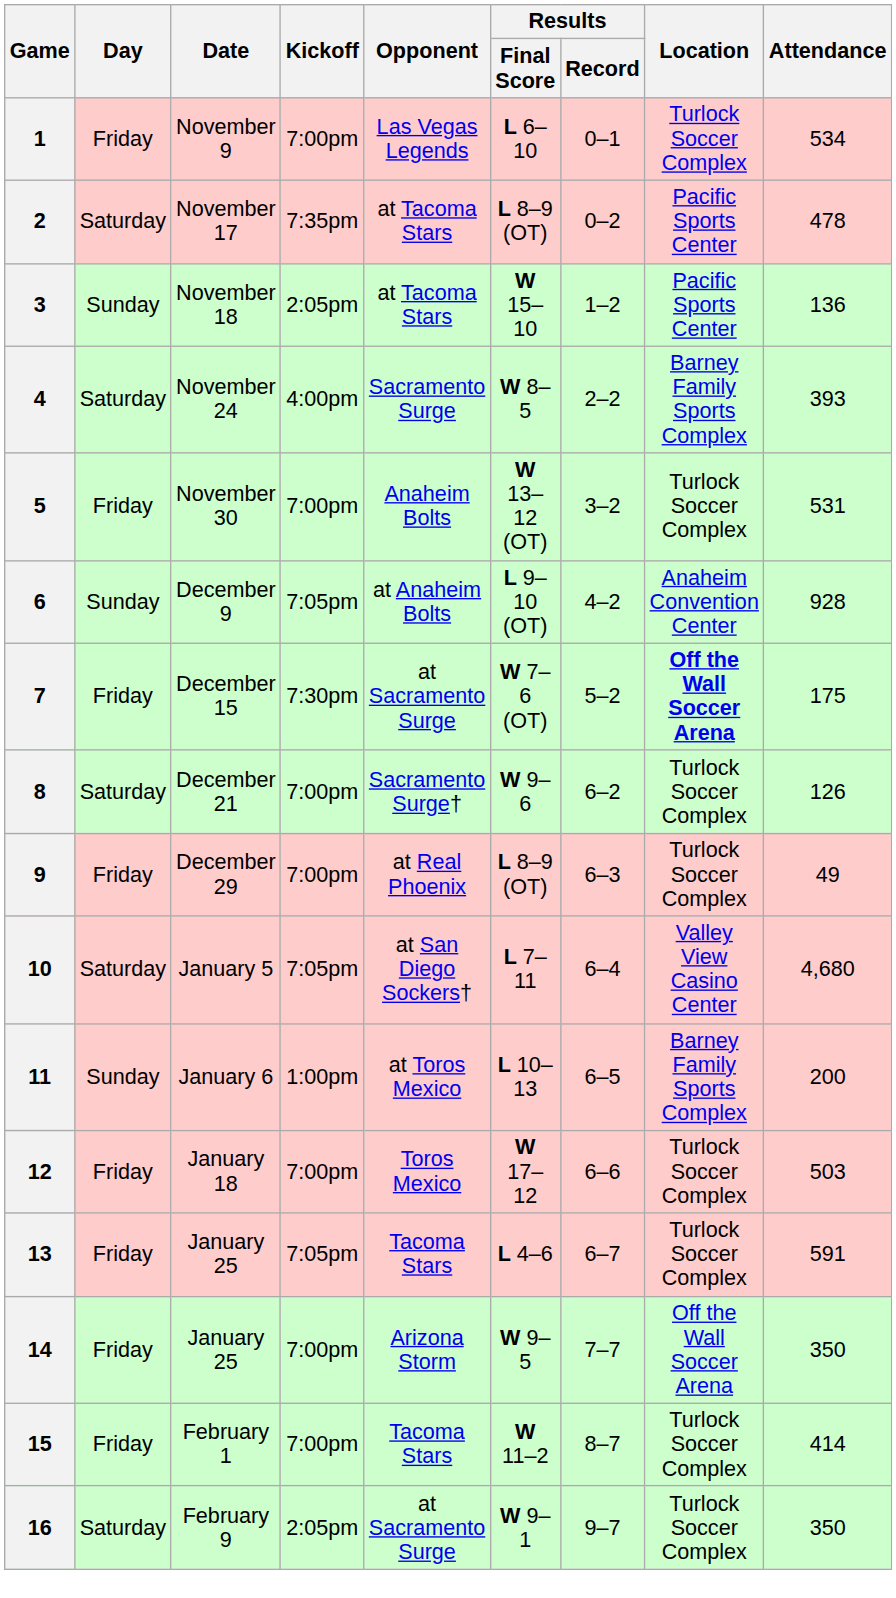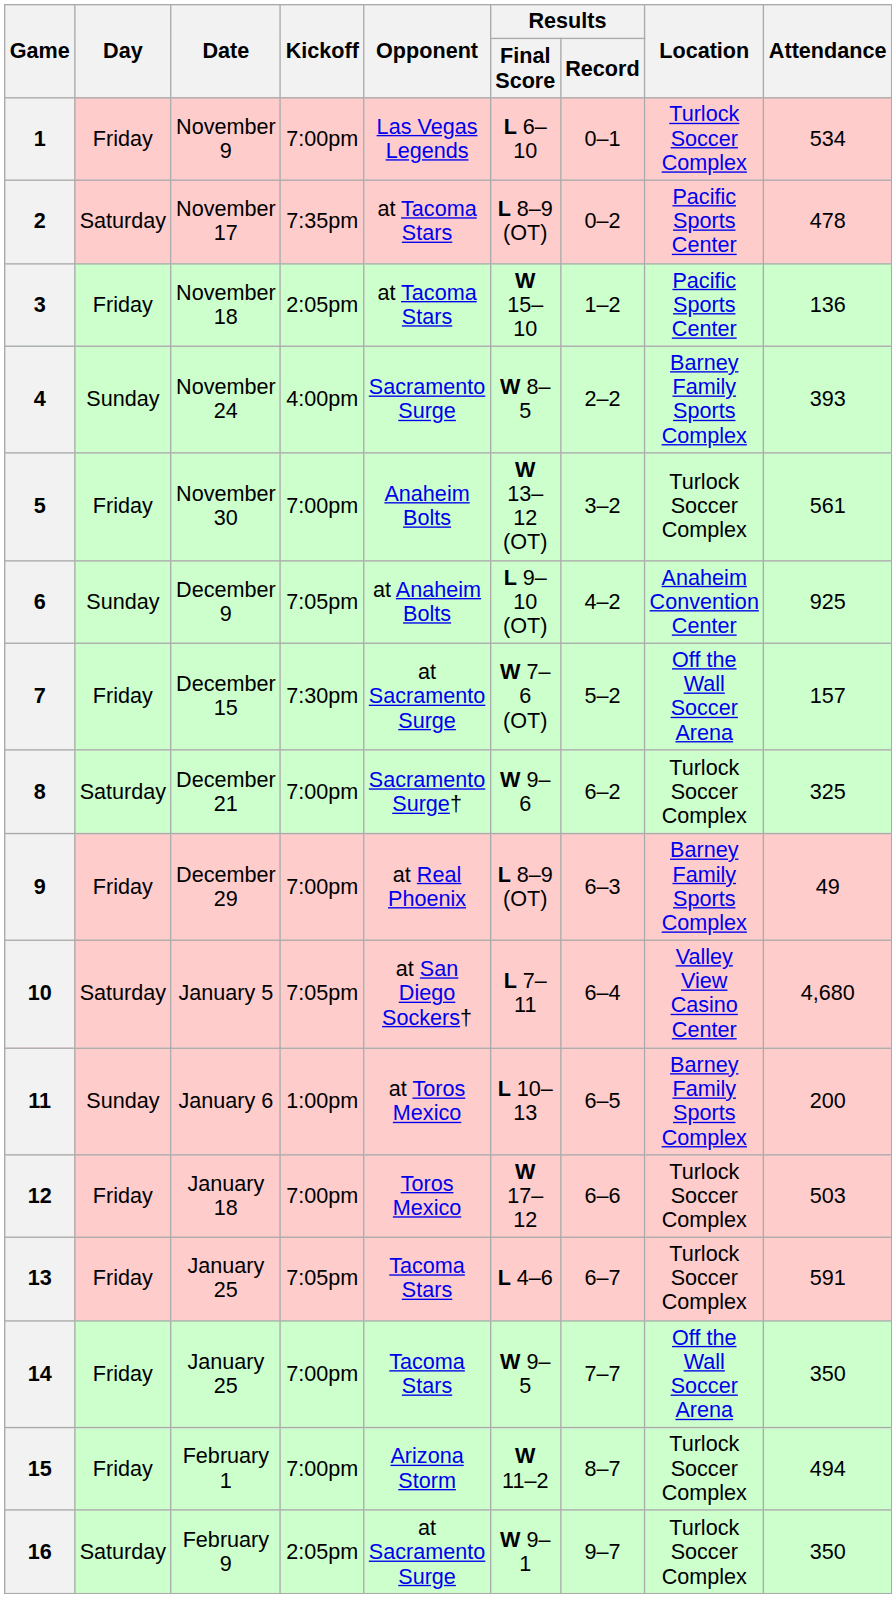(123, 304) Sunday -> (123, 304) Friday
(123, 399) Saturday -> (123, 399) Sunday
(828, 506) 531 -> (828, 506) 561
(828, 601) 928 -> (828, 601) 925
(704, 696) bold -> (704, 696) normal
(828, 696) 175 -> (828, 696) 157
(828, 791) 126 -> (828, 791) 325
(704, 874) Turlock Soccer Complex -> (704, 886) Barney Family Sports Complex
(427, 1349) Arizona Storm -> (427, 1373) Tacoma Stars
(427, 1444) Tacoma Stars -> (427, 1468) Arizona Storm
(828, 1444) 414 -> (828, 1468) 494
